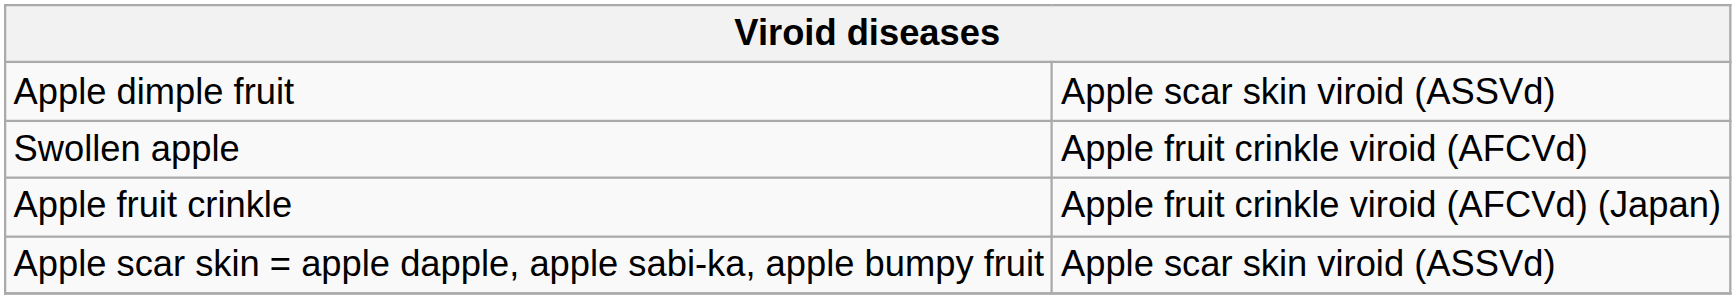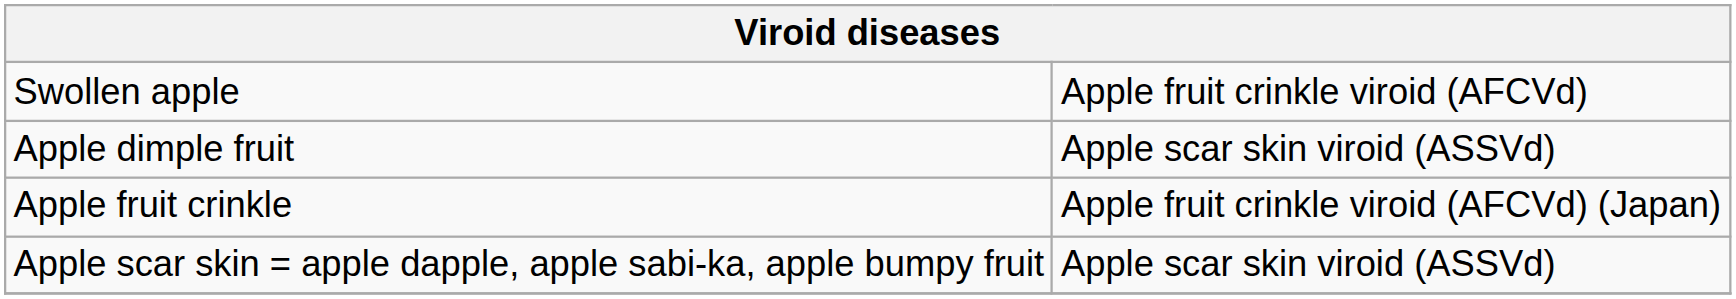rows swapped: (127, 148) <-> (154, 90)
